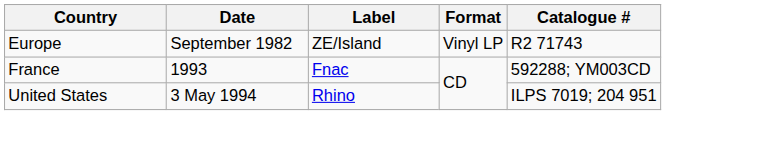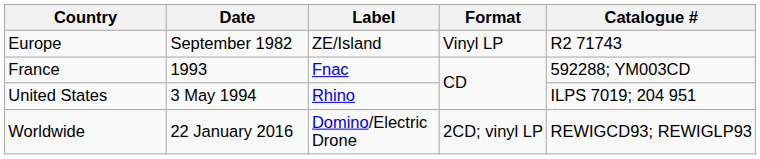+ row: (47, 131)
